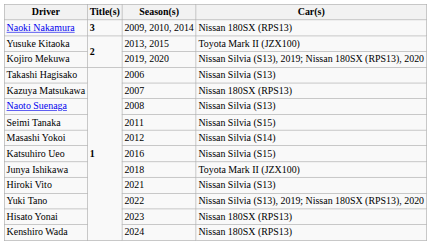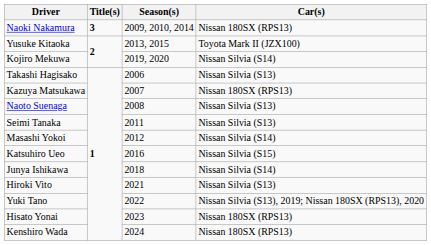(311, 59) Nissan Silvia (S13), 2019; Nissan 180SX (RPS13), 2020 -> (237, 59) Nissan Silvia (S14)
(237, 122) Nissan Silvia (S15) -> (237, 122) Nissan Silvia (S13)
(249, 169) Toyota Mark II (JZX100) -> (237, 169) Nissan Silvia (S14)
